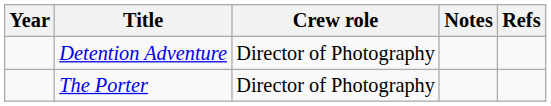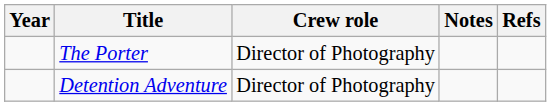rows swapped: (143, 52) <-> (104, 85)
